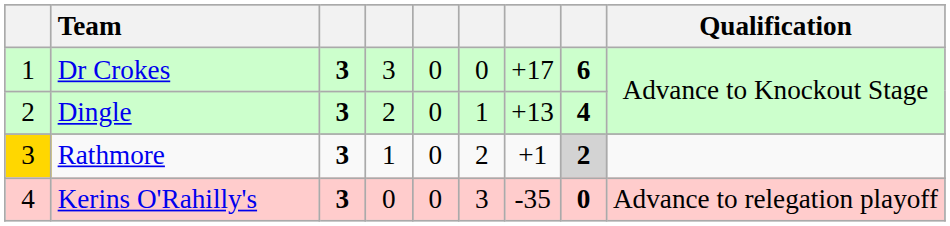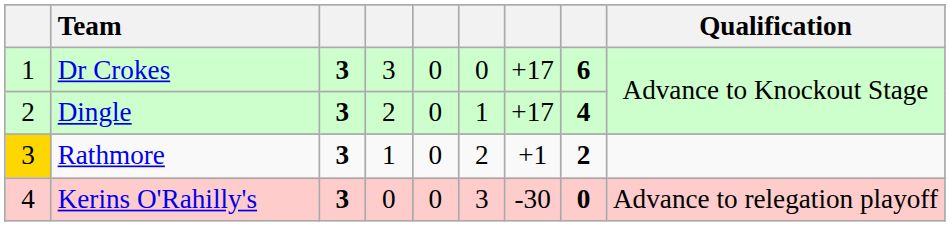(533, 112) +13 -> (533, 112) +17
(583, 155) lightgrey background -> (583, 155) no background
(533, 198) -35 -> (533, 198) -30
